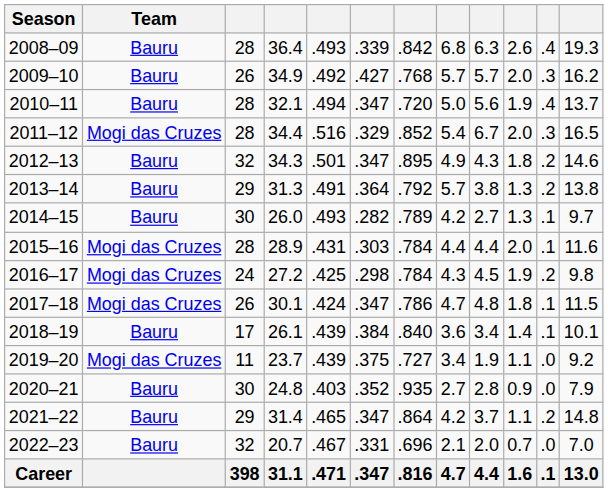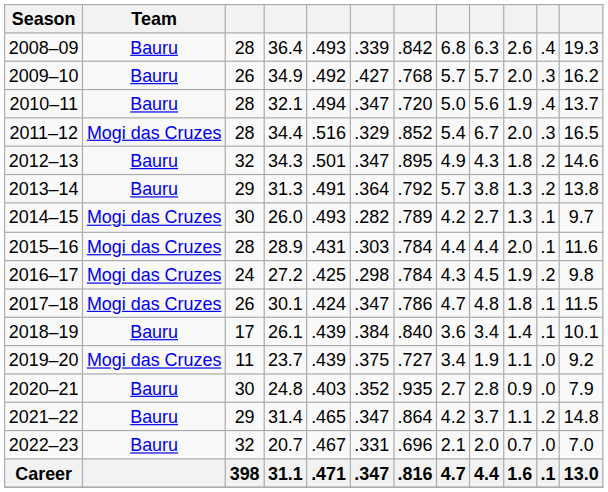(154, 218) Bauru -> (154, 218) Mogi das Cruzes
